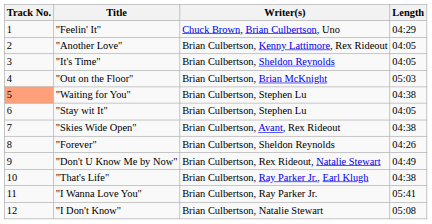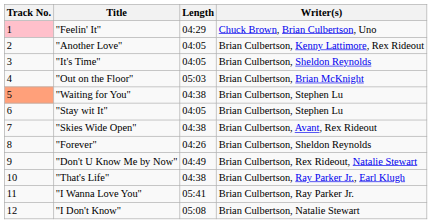columns swapped: (285, 12) <-> (408, 12)
(9, 29) no background -> (9, 29) pink background
